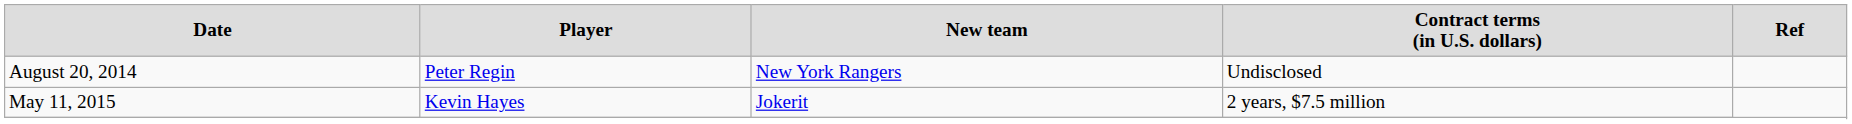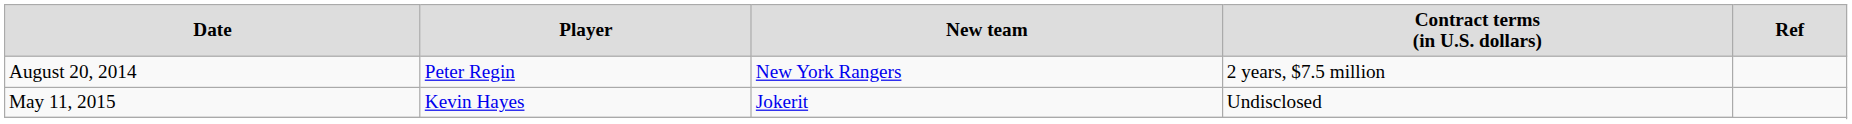(1274, 71) Undisclosed -> (1306, 71) 2 years, $7.5 million
(1306, 102) 2 years, $7.5 million -> (1274, 102) Undisclosed
